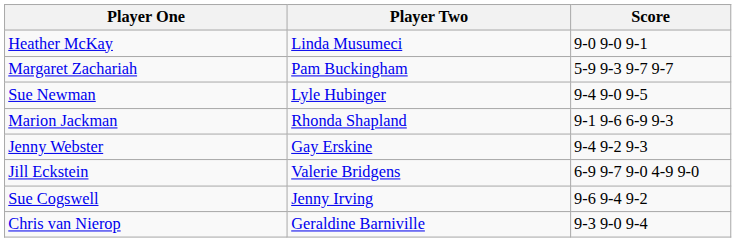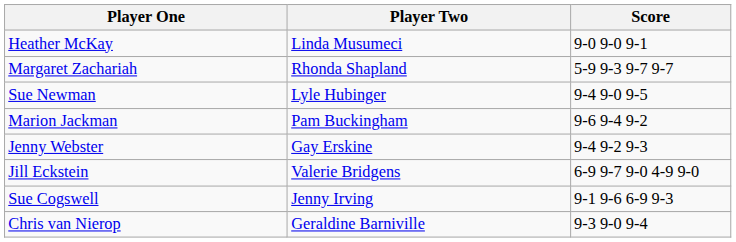(349, 69) Pam Buckingham -> (349, 69) Rhonda Shapland
(349, 120) Rhonda Shapland -> (349, 120) Pam Buckingham
(624, 120) 9-1 9-6 6-9 9-3 -> (611, 120) 9-6 9-4 9-2
(611, 198) 9-6 9-4 9-2 -> (624, 198) 9-1 9-6 6-9 9-3
